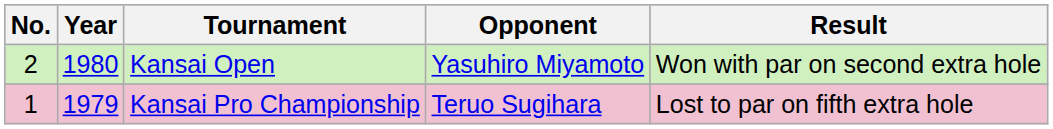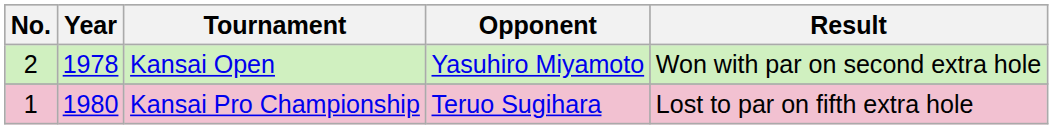(91, 65) 1980 -> (91, 65) 1978
(91, 104) 1979 -> (91, 104) 1980
